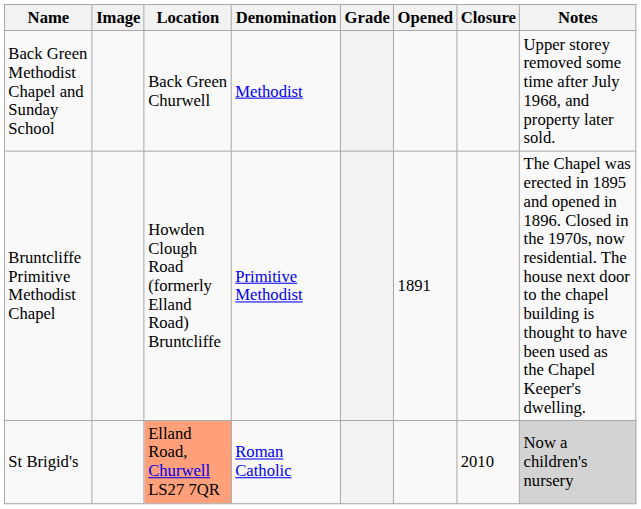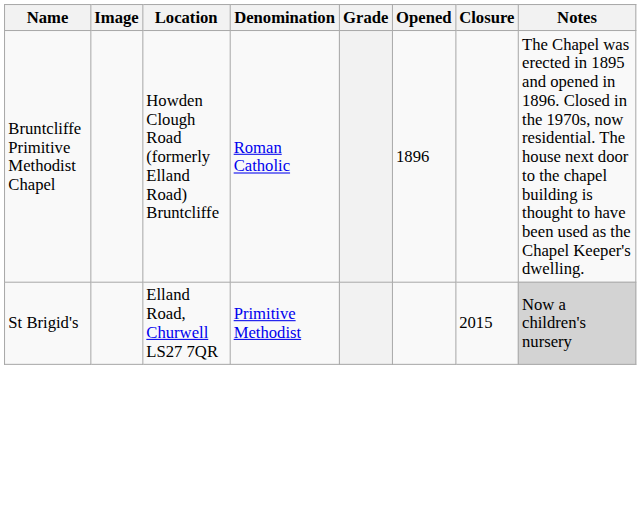- row: (48, 90)
(269, 285) Primitive Methodist -> (262, 156) Roman Catholic
(414, 285) 1891 -> (413, 156) 1896
(184, 461) lightsalmon background -> (182, 323) no background
(263, 461) Roman Catholic -> (267, 323) Primitive Methodist
(477, 461) 2010 -> (476, 323) 2015
